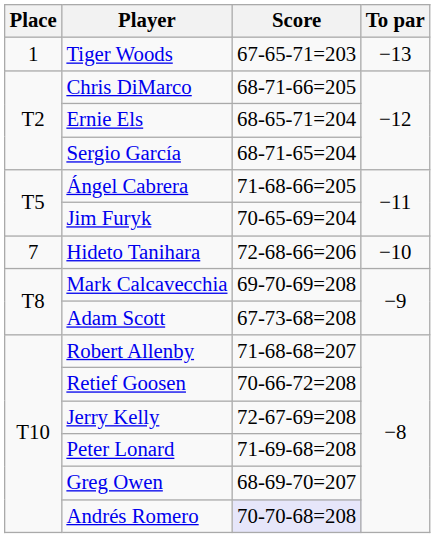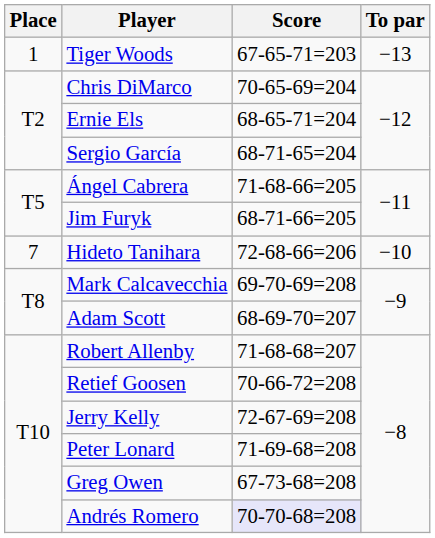(297, 86) 68-71-66=205 -> (297, 86) 70-65-69=204
(297, 218) 70-65-69=204 -> (297, 218) 68-71-66=205
(297, 317) 67-73-68=208 -> (297, 317) 68-69-70=207
(297, 482) 68-69-70=207 -> (297, 482) 67-73-68=208
